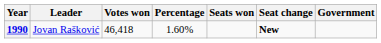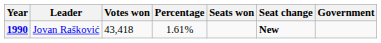(119, 29) 46,418 -> (119, 29) 43,418
(180, 29) 1.60% -> (180, 29) 1.61%
